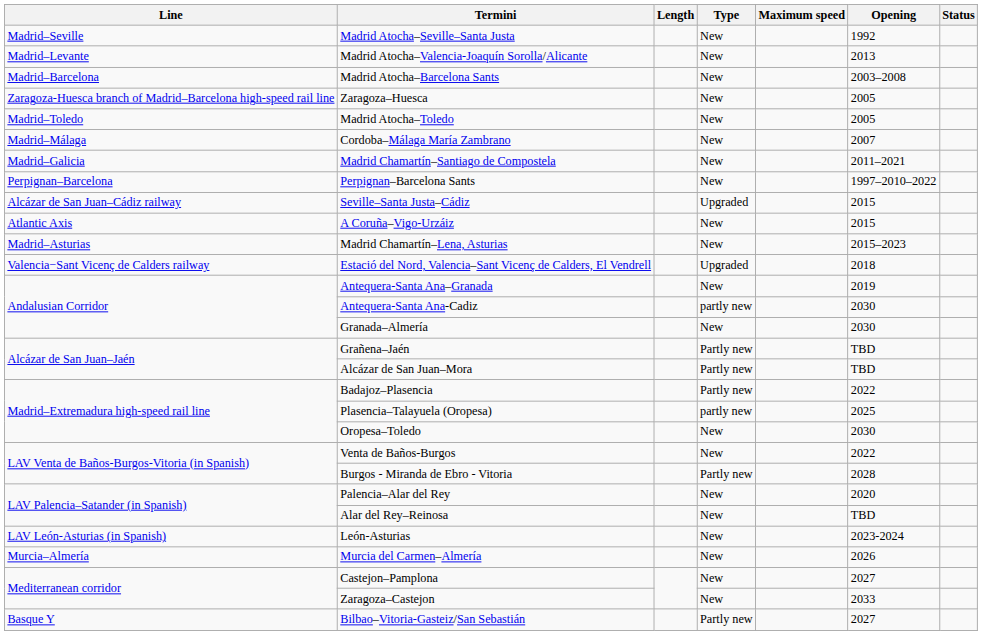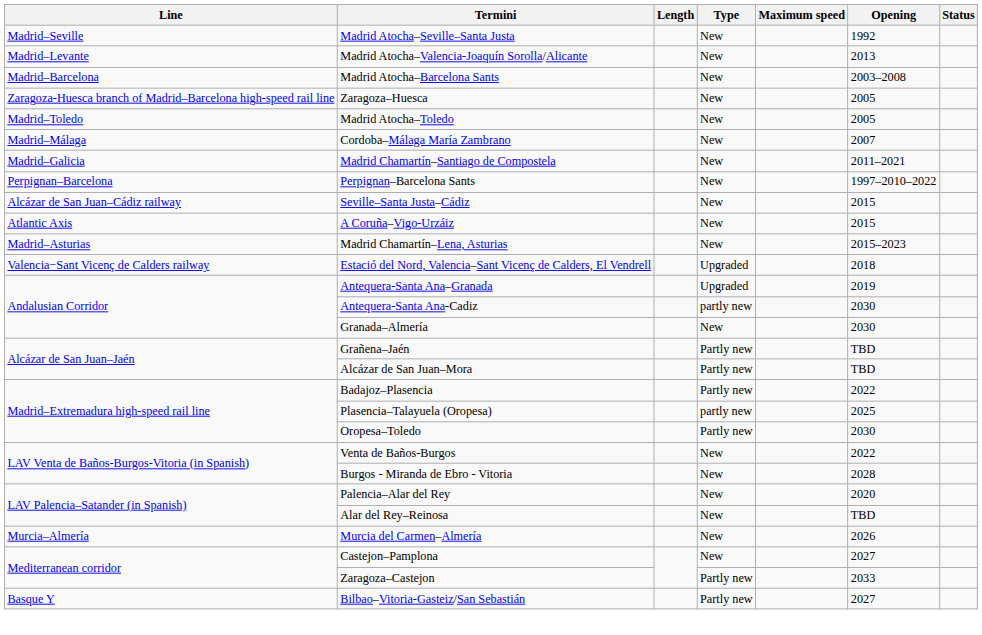(724, 202) Upgraded -> (712, 202) New
(712, 286) New -> (724, 286) Upgraded
(712, 432) New -> (726, 432) Partly new
(726, 473) Partly new -> (712, 473) New
- row: (375, 536)
(712, 598) New -> (726, 578) Partly new
